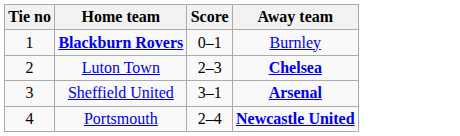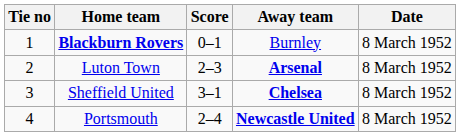+ column: (407, 17)
(295, 67) Chelsea -> (295, 67) Arsenal
(295, 93) Arsenal -> (295, 93) Chelsea
